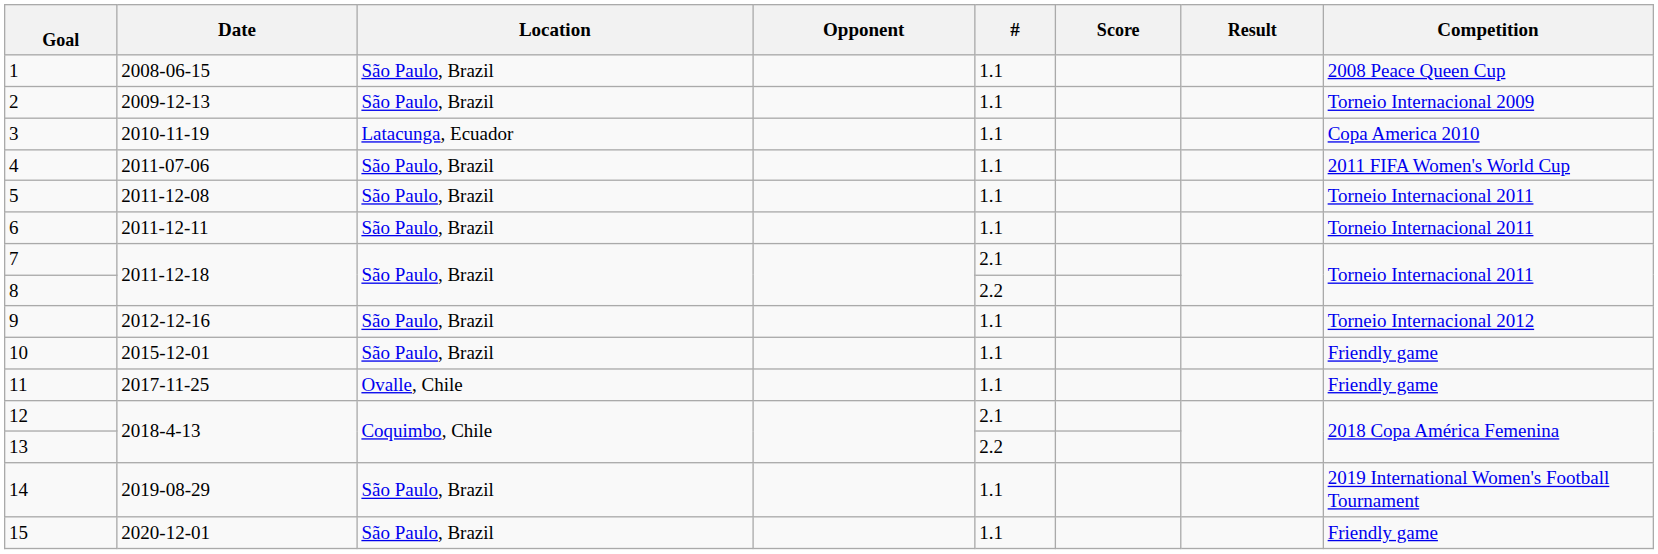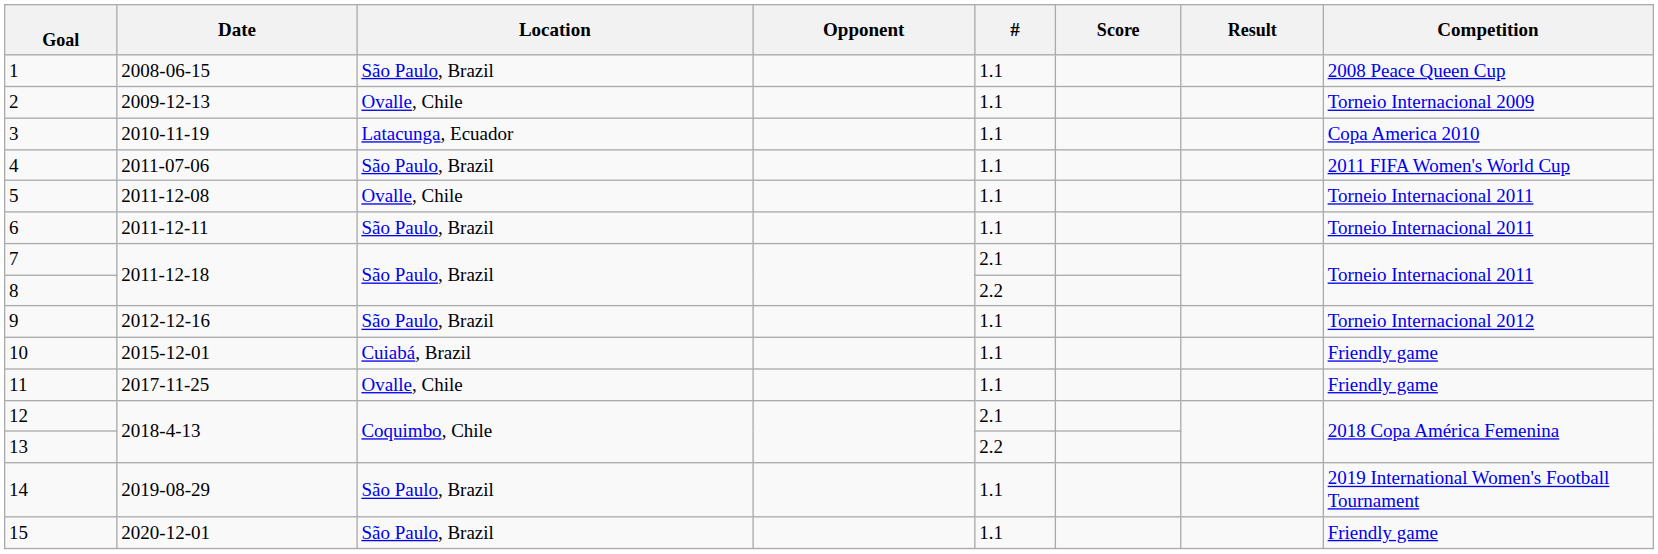(428, 102) São Paulo, Brazil -> (412, 102) Ovalle, Chile
(428, 196) São Paulo, Brazil -> (412, 196) Ovalle, Chile
(428, 353) São Paulo, Brazil -> (416, 353) Cuiabá, Brazil
